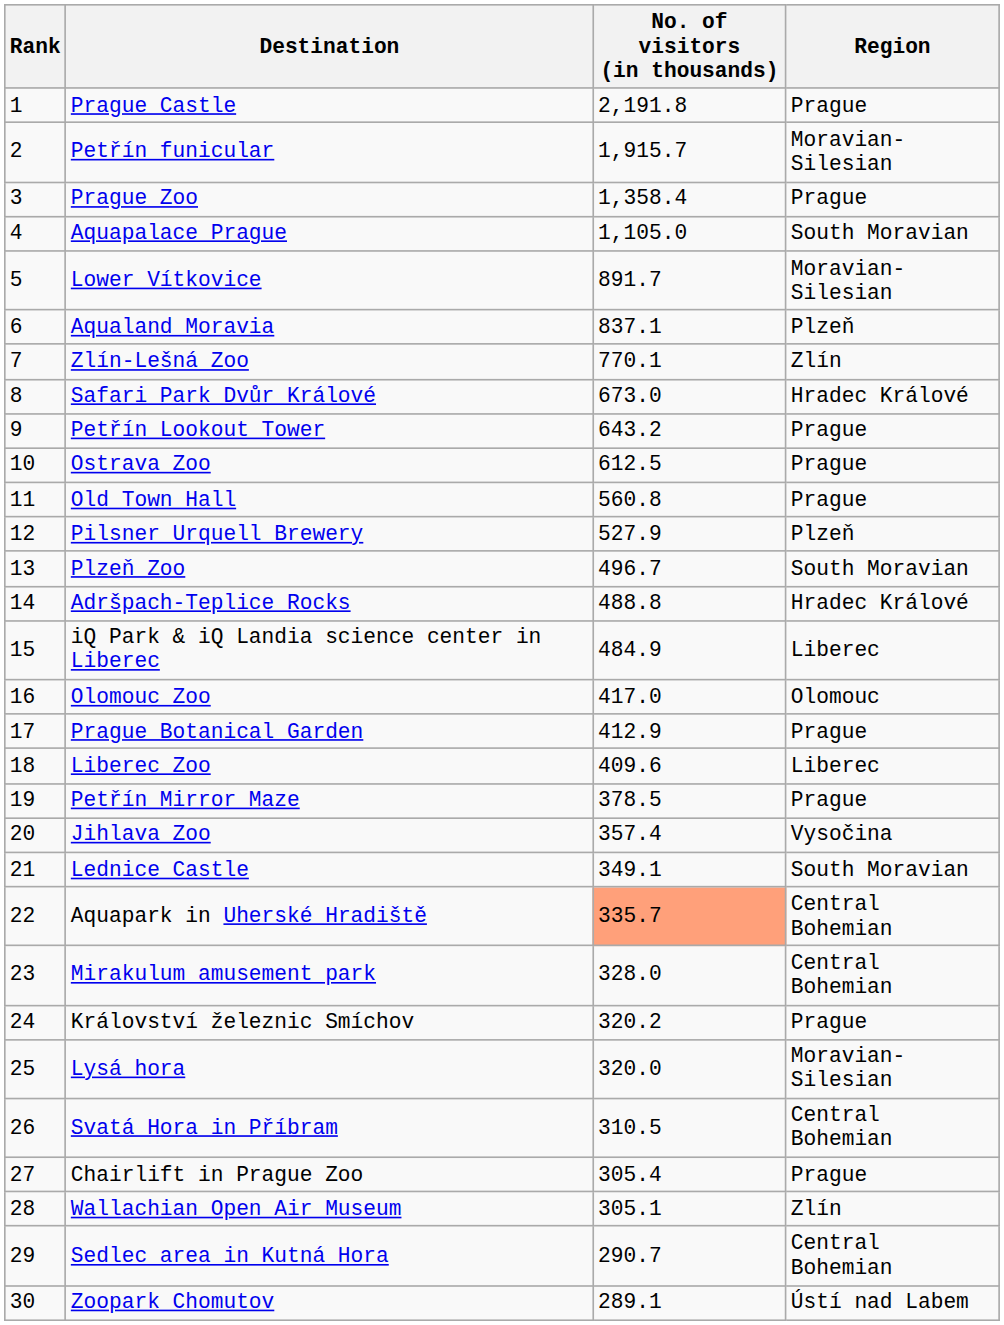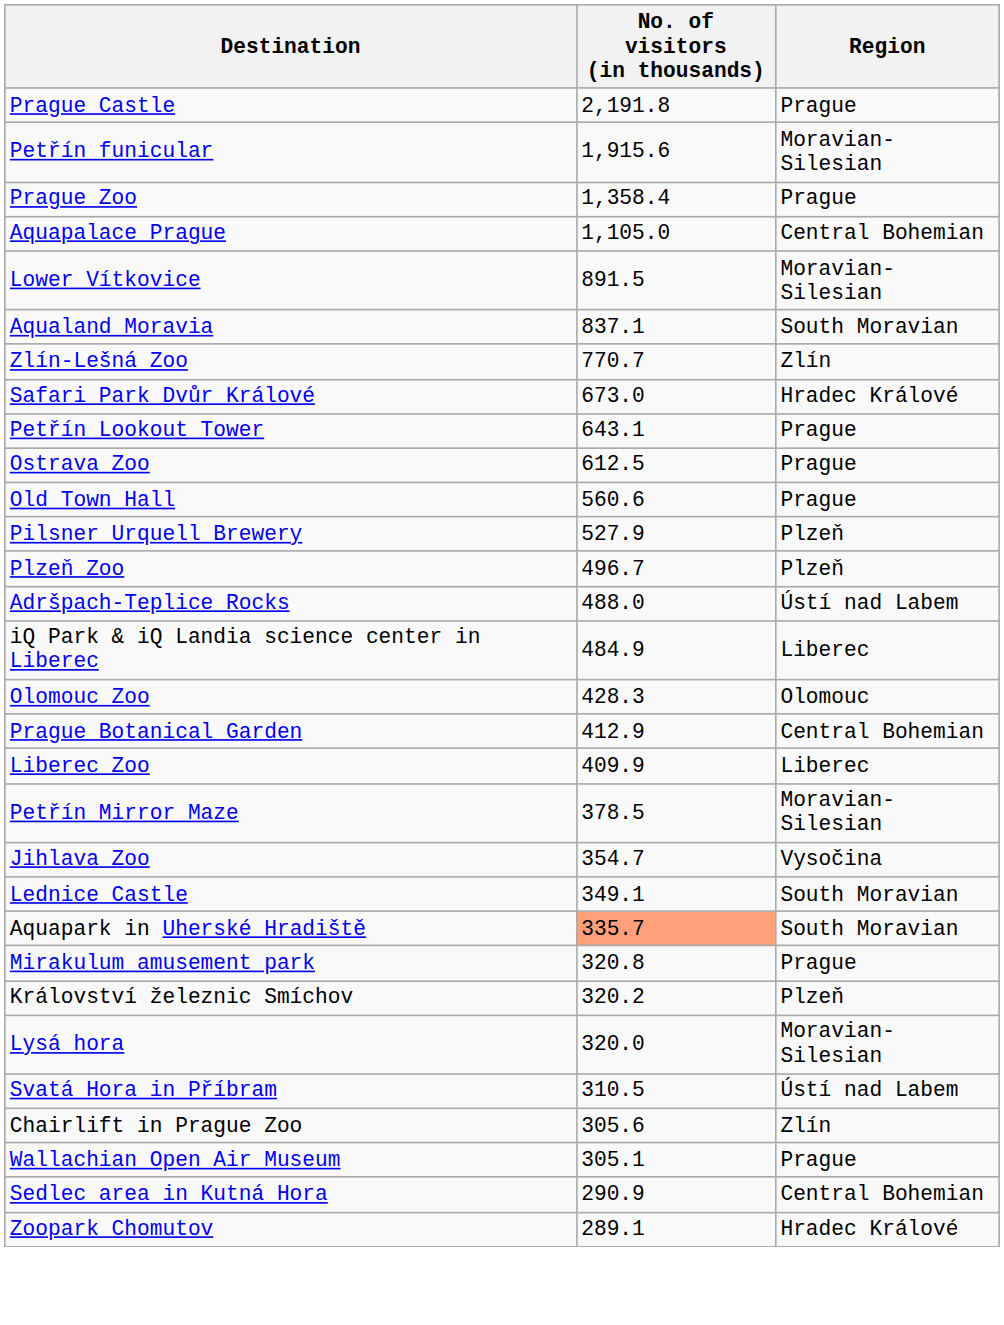- column: (35, 47)
(643, 152) 1,915.7 -> (626, 152) 1,915.6
(880, 234) South Moravian -> (882, 234) Central Bohemian
(630, 280) 891.7 -> (613, 280) 891.5
(823, 327) Plzeň -> (869, 327) South Moravian
(630, 362) 770.1 -> (613, 362) 770.7
(630, 431) 643.2 -> (613, 431) 643.1
(630, 500) 560.8 -> (613, 500) 560.6
(880, 569) South Moravian -> (812, 569) Plzeň
(630, 603) 488.8 -> (613, 603) 488.0
(880, 603) Hradec Králové -> (869, 603) Ústí nad Labem
(630, 697) 417.0 -> (613, 697) 428.3
(829, 731) Prague -> (882, 731) Central Bohemian
(630, 766) 409.6 -> (613, 766) 409.9
(829, 801) Prague -> (838, 813) Moravian-Silesian
(630, 835) 357.4 -> (613, 859) 354.7
(842, 916) Central Bohemian -> (869, 929) South Moravian
(630, 975) 328.0 -> (613, 963) 320.8
(842, 975) Central Bohemian -> (819, 963) Prague
(829, 1022) Prague -> (812, 998) Plzeň
(842, 1128) Central Bohemian -> (869, 1091) Ústí nad Labem
(630, 1175) 305.4 -> (613, 1126) 305.6
(829, 1175) Prague -> (806, 1126) Zlín
(816, 1209) Zlín -> (819, 1160) Prague
(630, 1256) 290.7 -> (613, 1195) 290.9
(880, 1303) Ústí nad Labem -> (869, 1229) Hradec Králové
